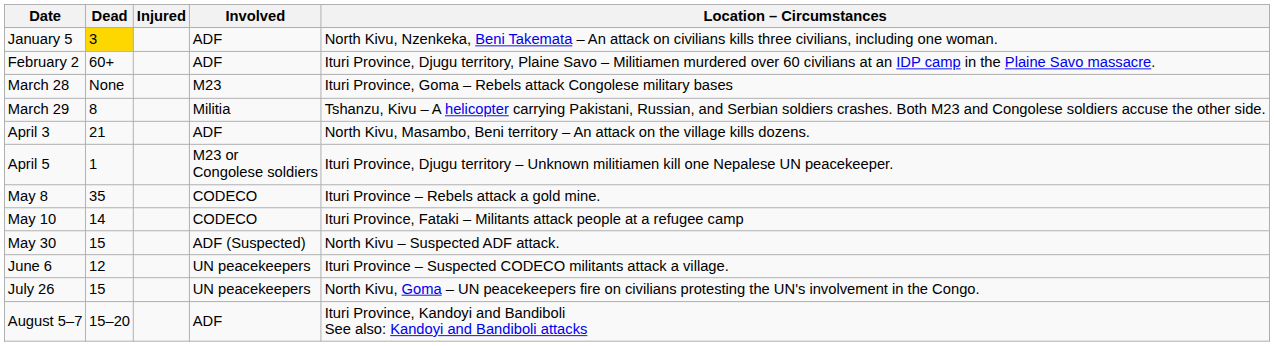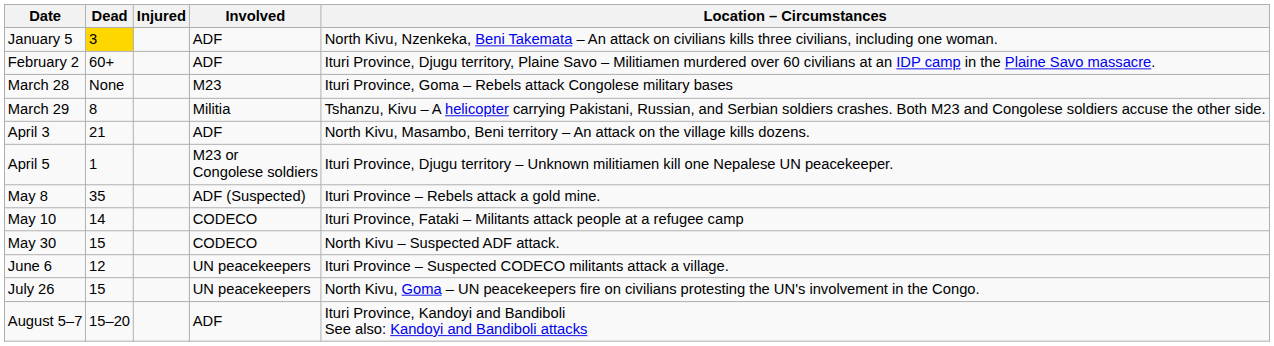(225, 196) CODECO -> (249, 196) ADF (Suspected)
(249, 242) ADF (Suspected) -> (225, 242) CODECO
